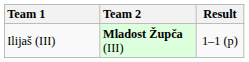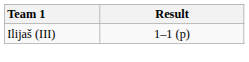- column: (122, 14)
